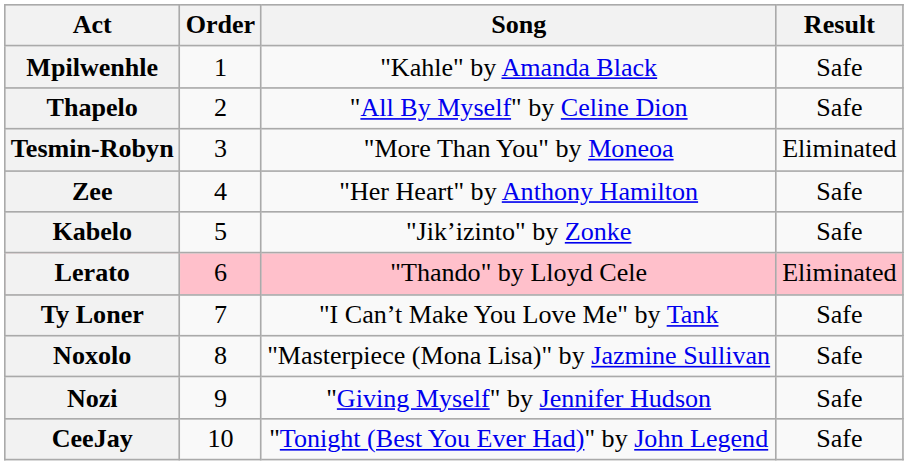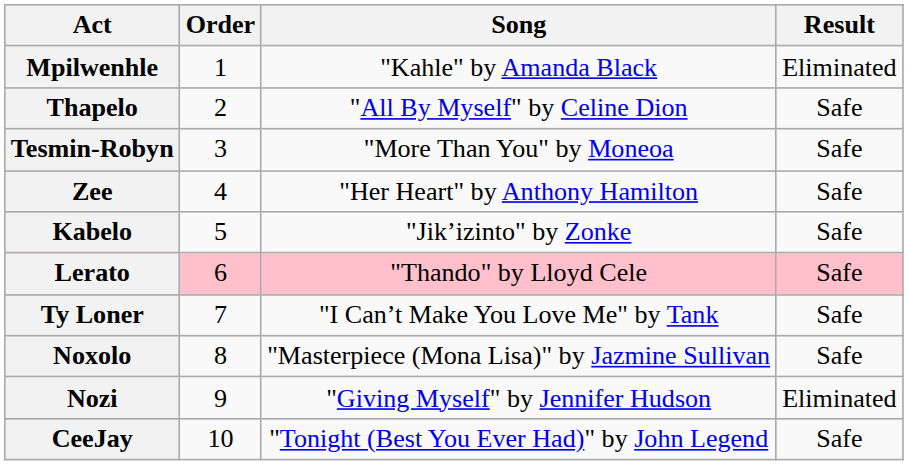(839, 66) Safe -> (839, 66) Eliminated
(839, 149) Eliminated -> (839, 149) Safe
(839, 273) Eliminated -> (839, 273) Safe
(839, 397) Safe -> (839, 397) Eliminated
